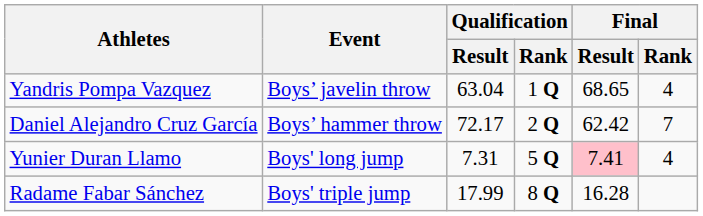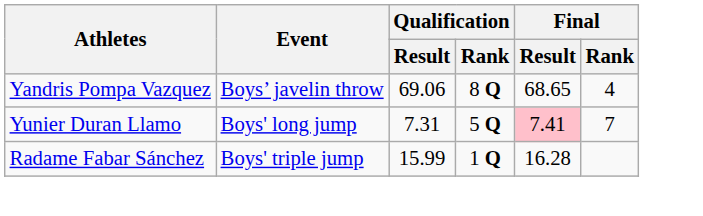(480, 90) 63.04 -> (422, 90) 69.06
(543, 90) 1 Q -> (485, 90) 8 Q
- row: (134, 124)
(668, 158) 4 -> (610, 124) 7
(480, 192) 17.99 -> (422, 158) 15.99
(543, 192) 8 Q -> (485, 158) 1 Q
